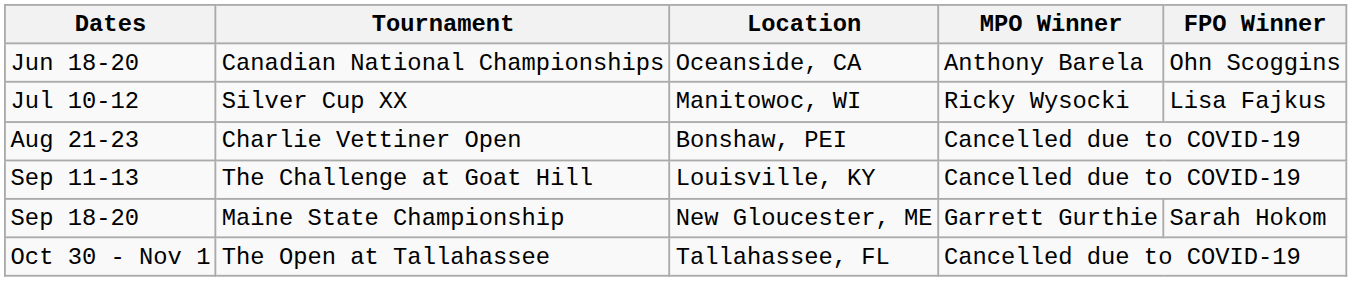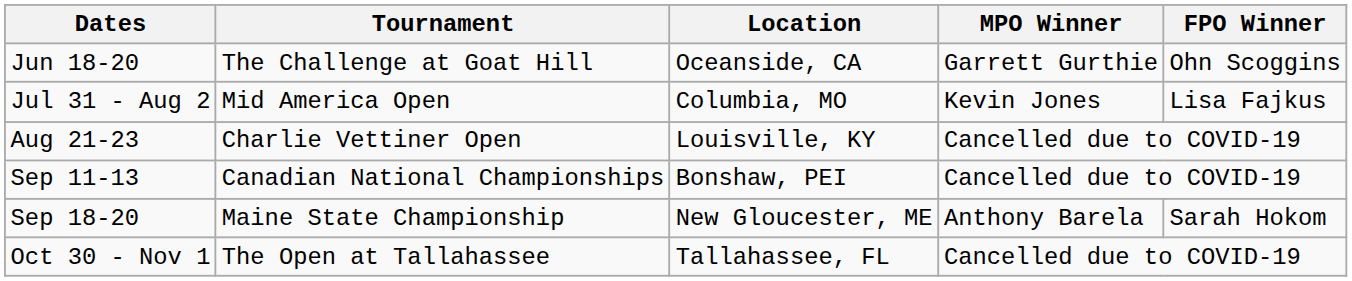(443, 63) Canadian National Championships -> (407, 63) The Challenge at Goat Hill
(1044, 63) Anthony Barela -> (1051, 63) Garrett Gurthie
- row: (75, 102)
+ row: (111, 102)
(761, 141) Bonshaw, PEI -> (776, 141) Louisville, KY
(407, 179) The Challenge at Goat Hill -> (443, 179) Canadian National Championships
(776, 179) Louisville, KY -> (761, 179) Bonshaw, PEI
(1051, 218) Garrett Gurthie -> (1044, 218) Anthony Barela
